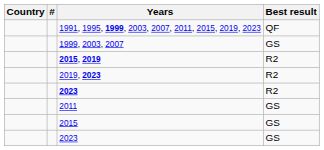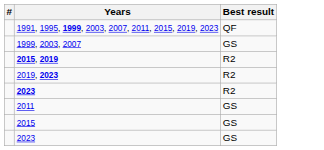- column: (26, 12)
